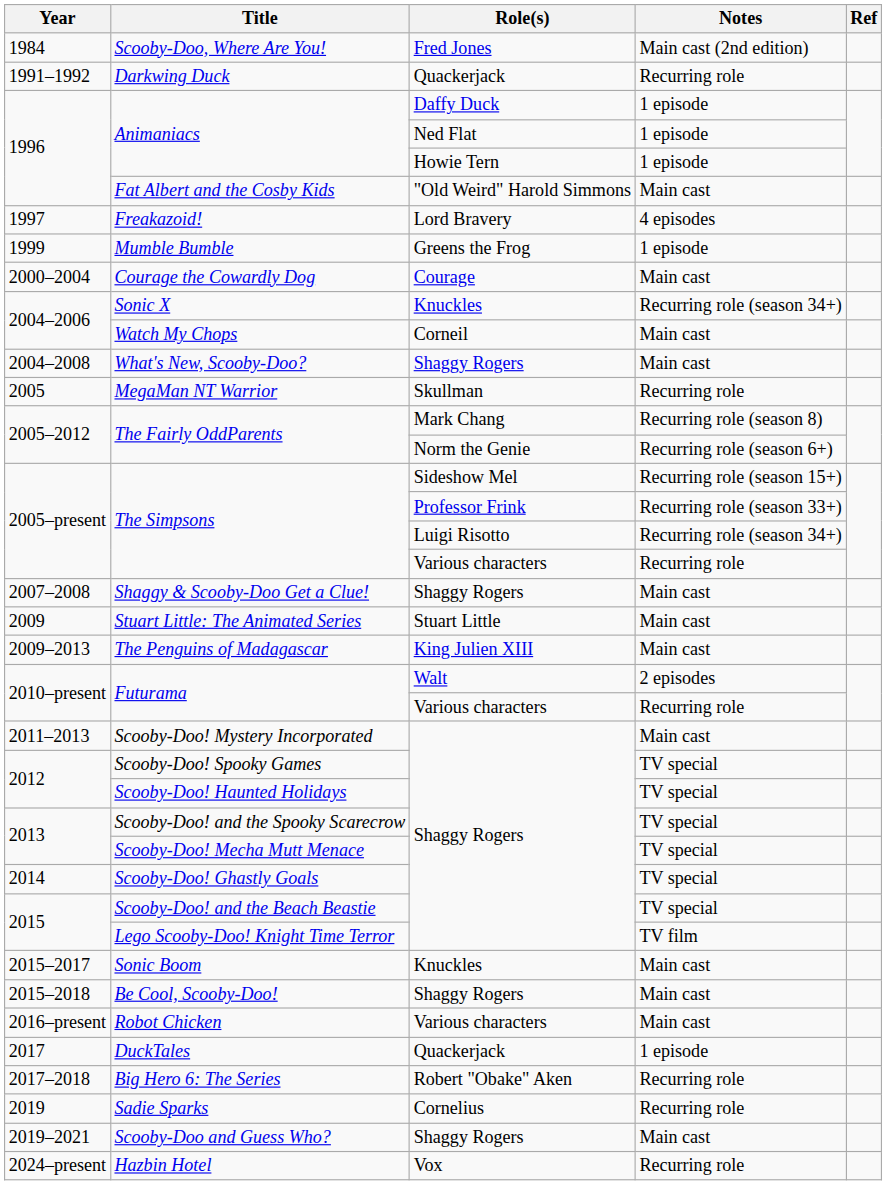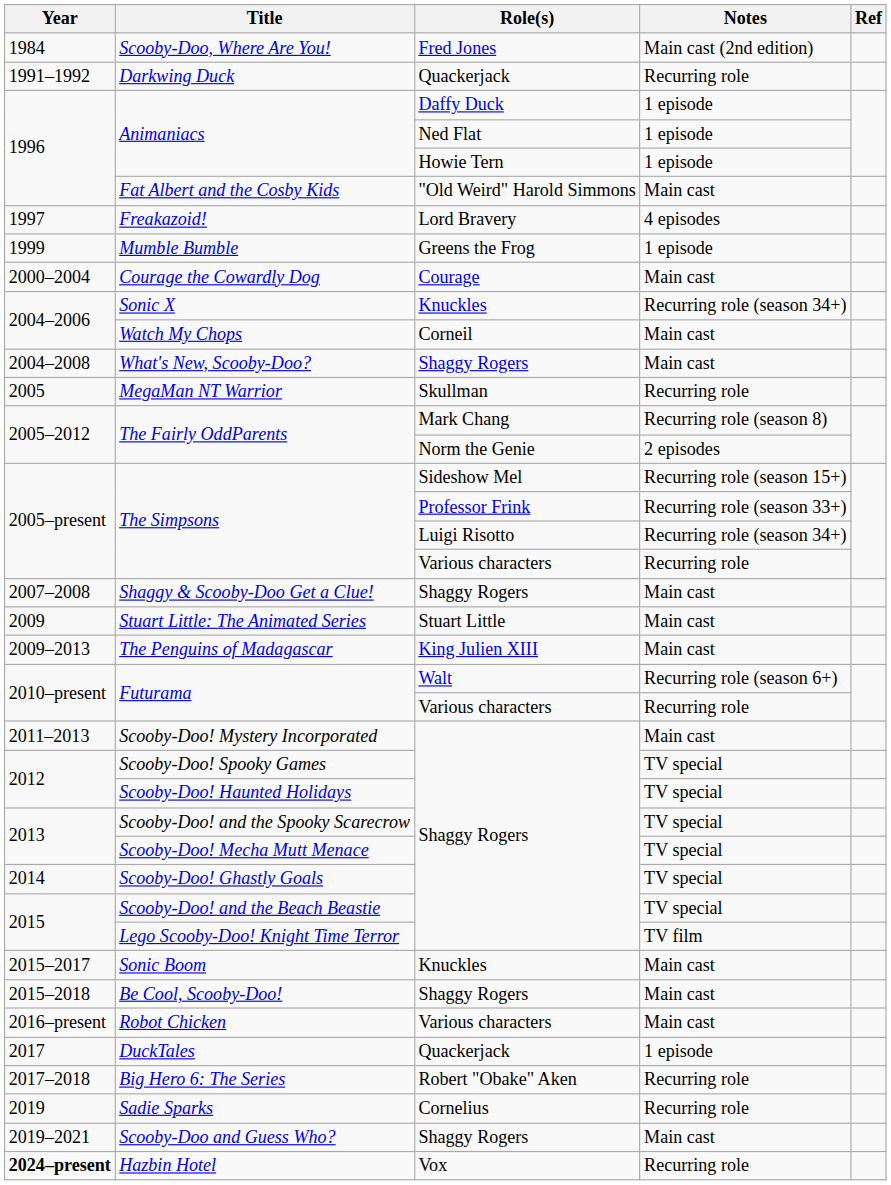(736, 448) Recurring role (season 6+) -> (682, 448) 2 episodes
(677, 678) 2 episodes -> (741, 678) Recurring role (season 6+)
(57, 1165) normal -> (60, 1165) bold
